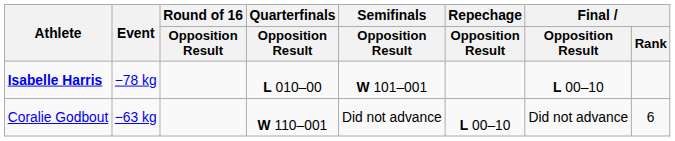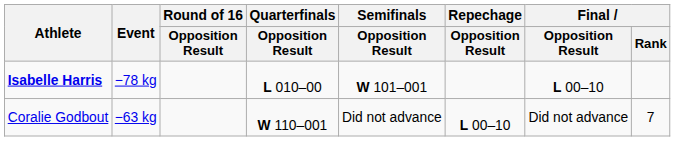(651, 118) 6 -> (651, 118) 7
